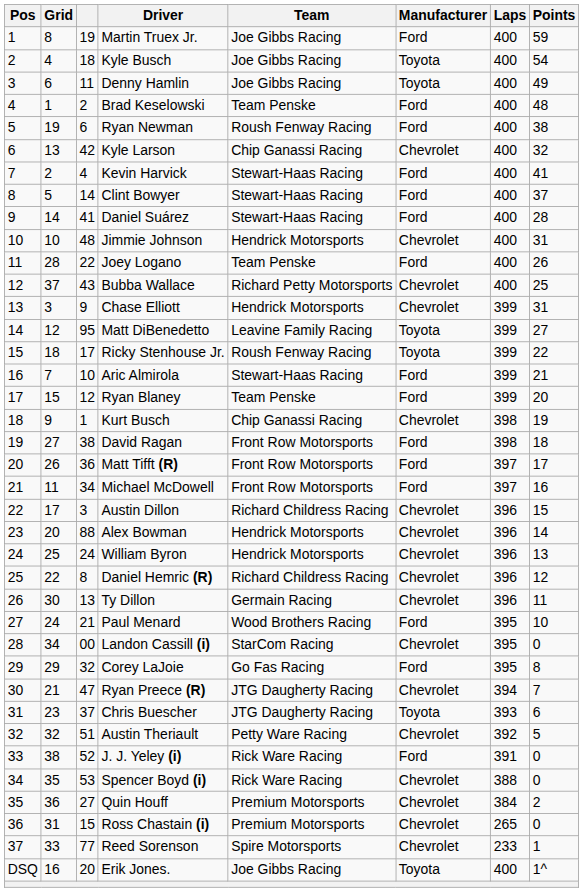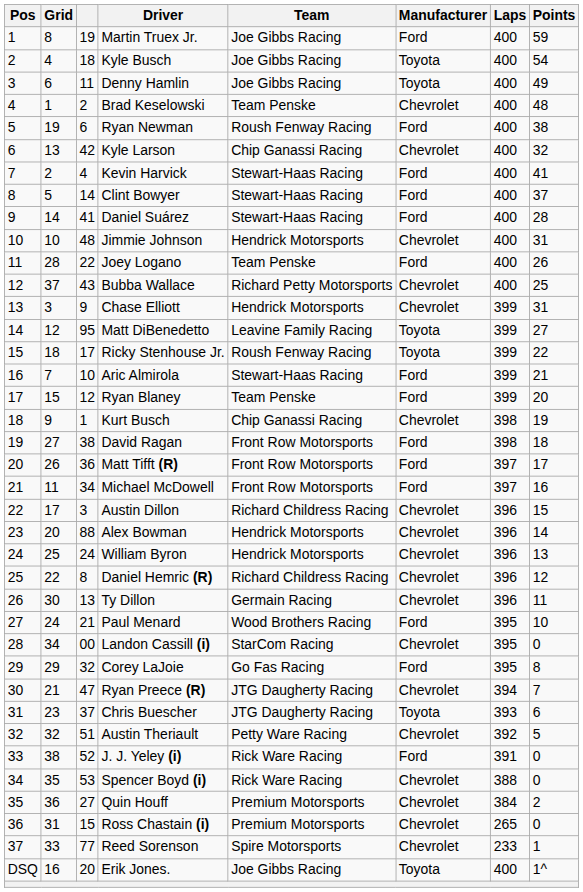(413, 105) Ford -> (429, 105) Chevrolet
